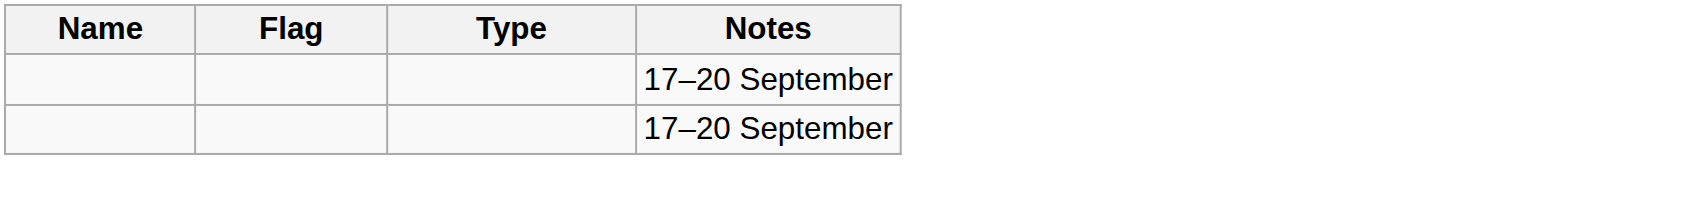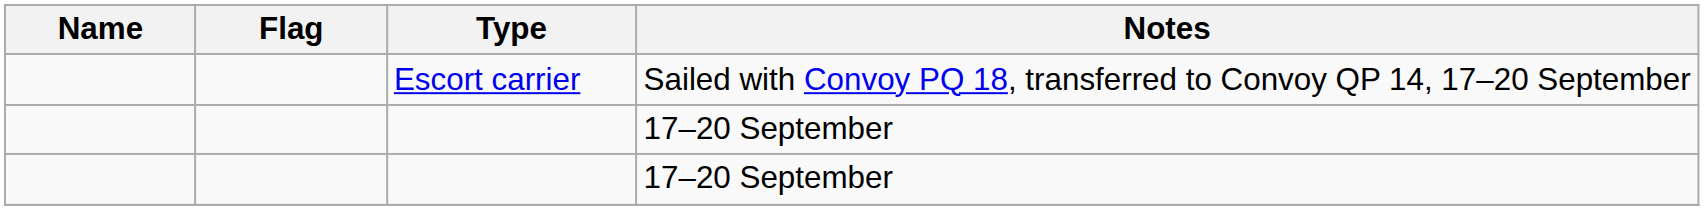+ row: (487, 79)
